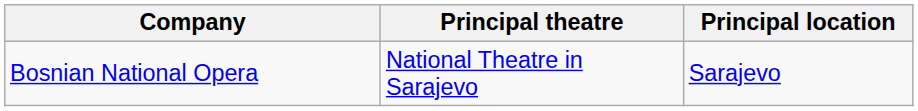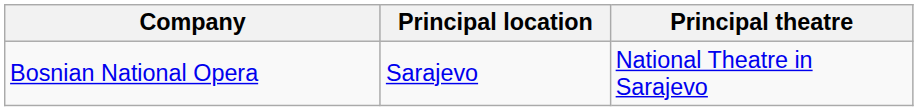columns swapped: (532, 23) <-> (798, 23)
